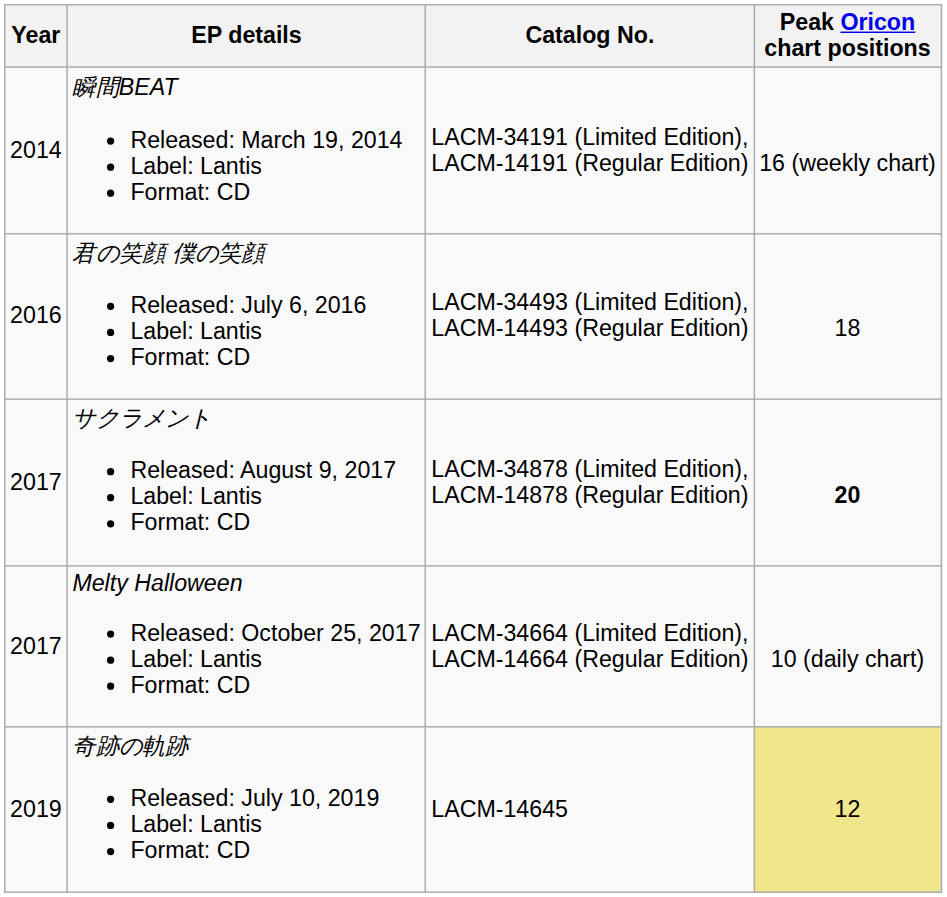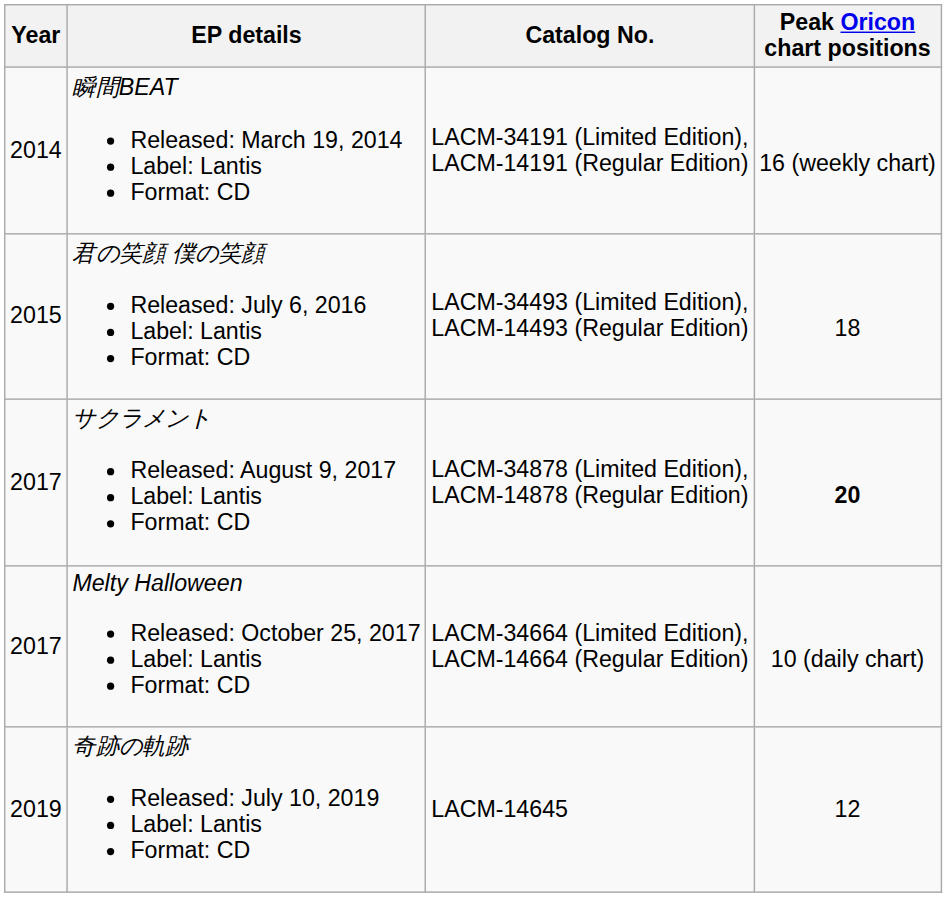(36, 316) 2016 -> (36, 316) 2015
(848, 809) khaki background -> (848, 809) no background
